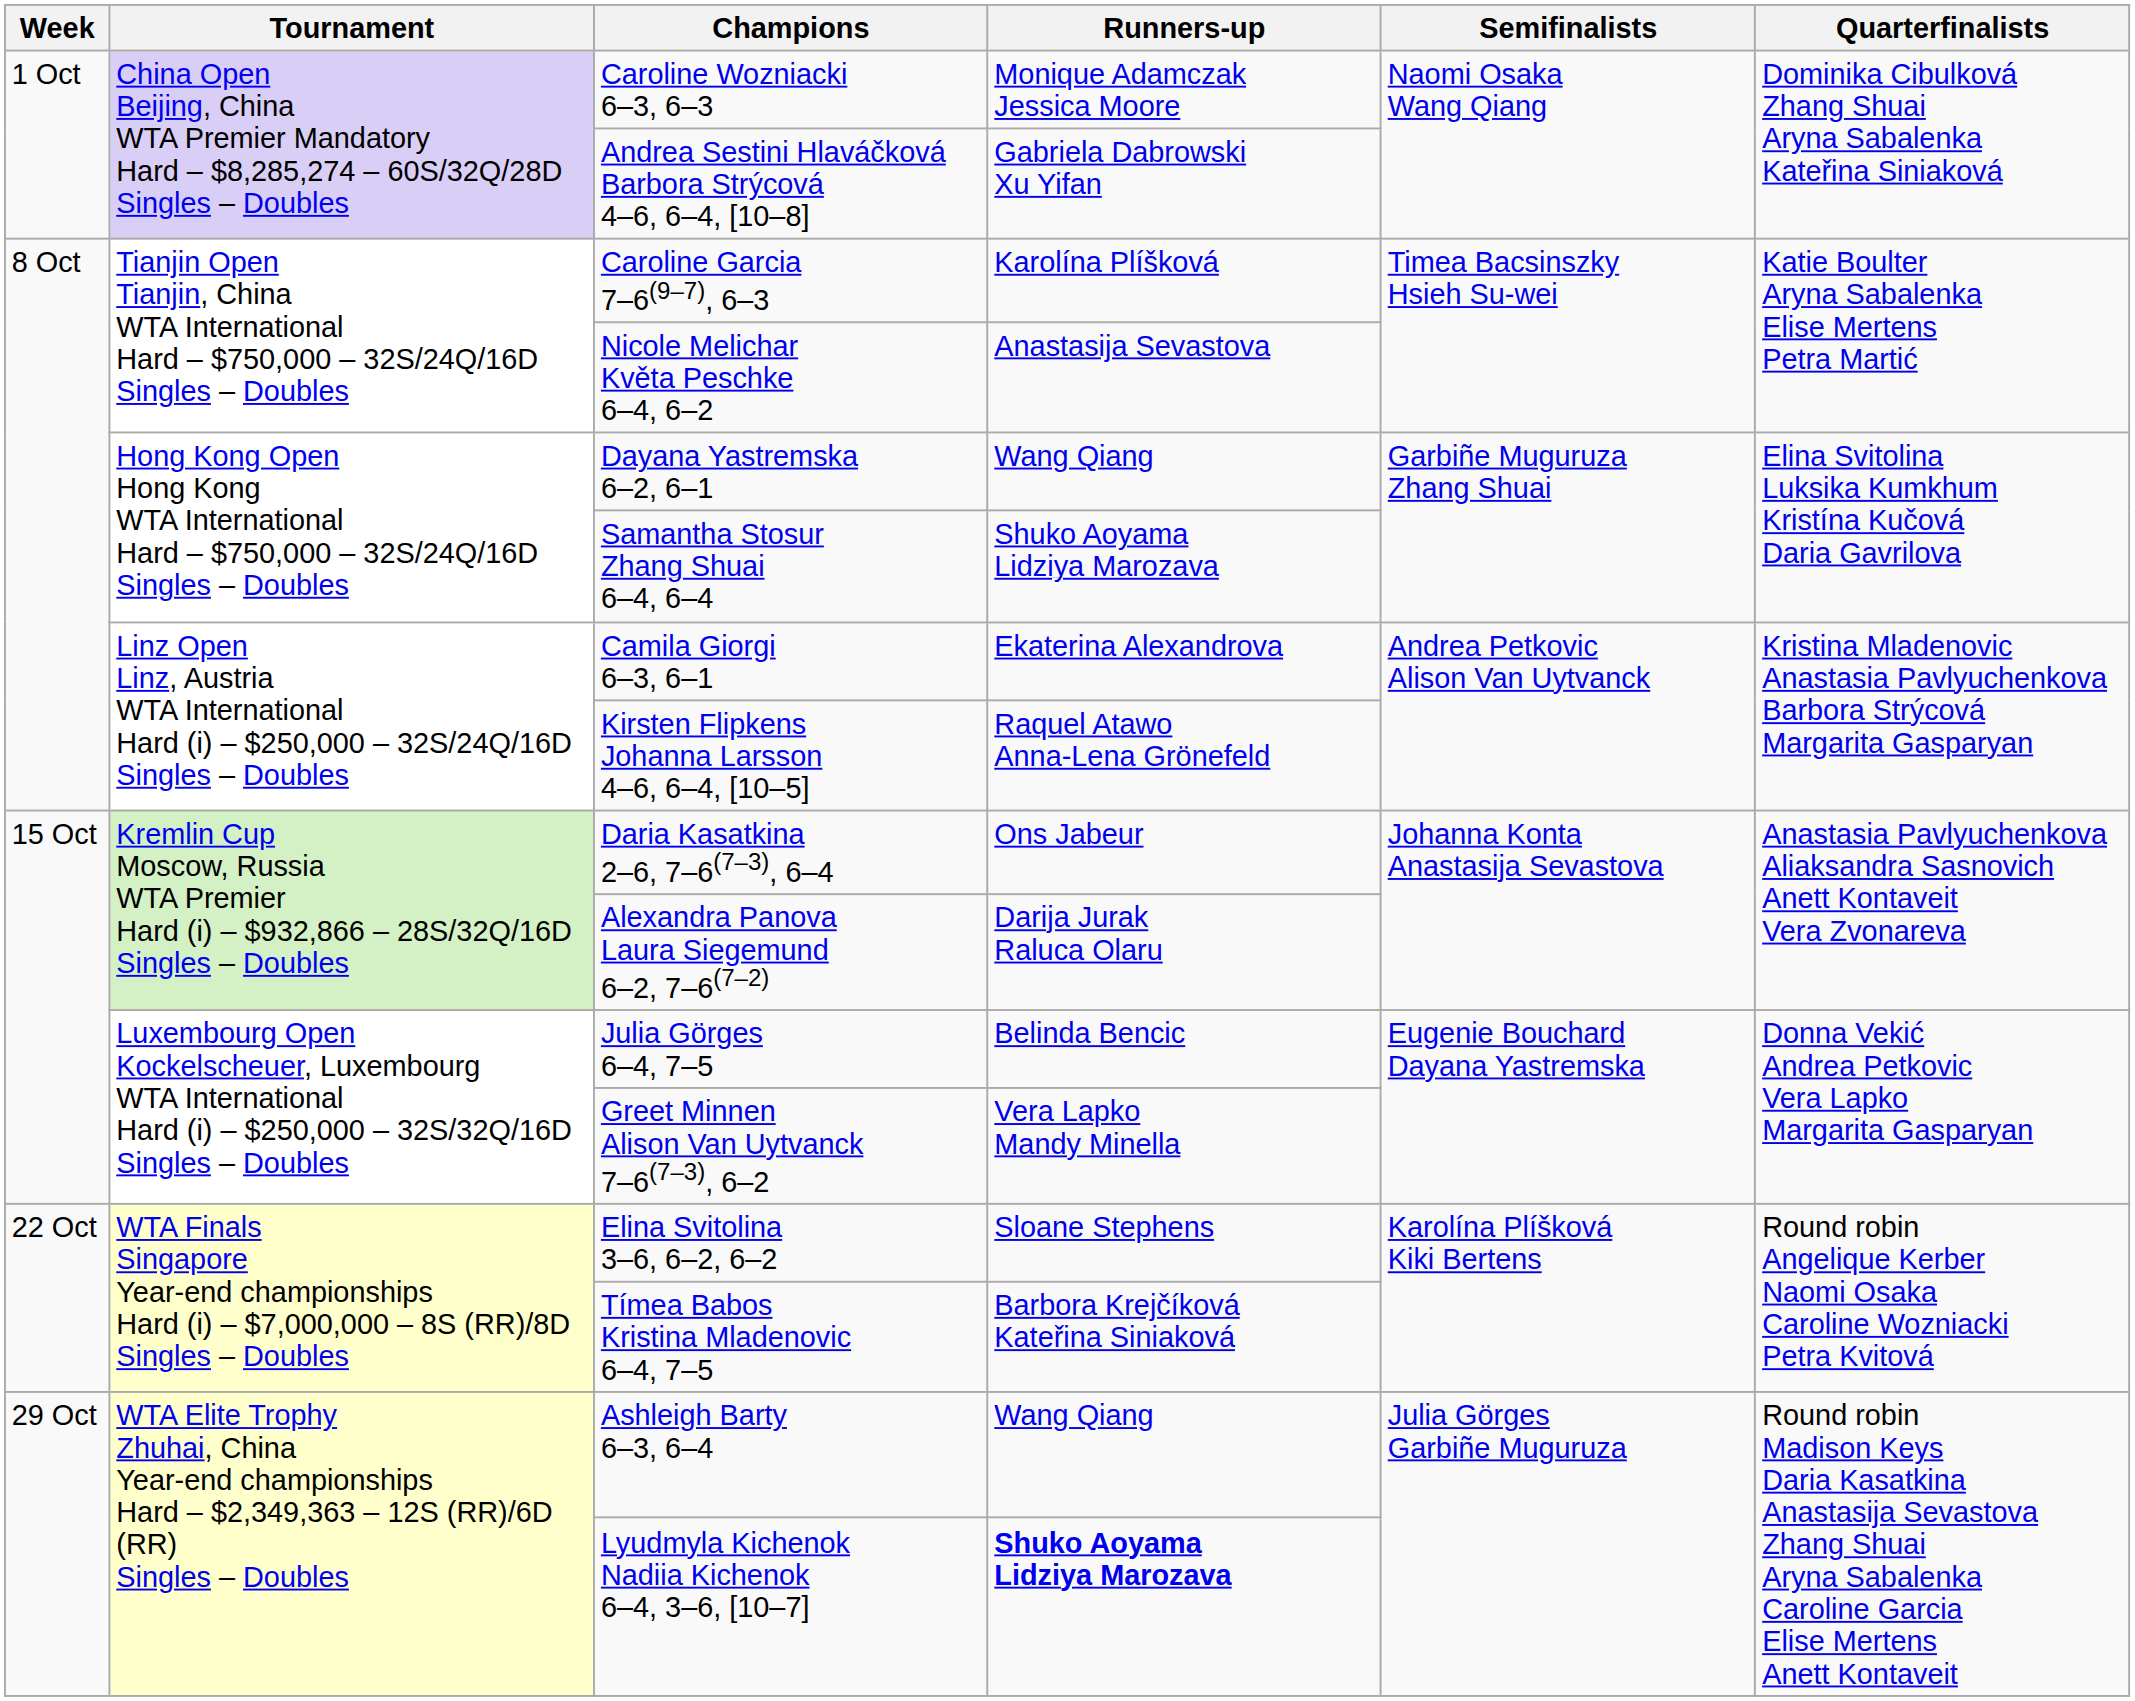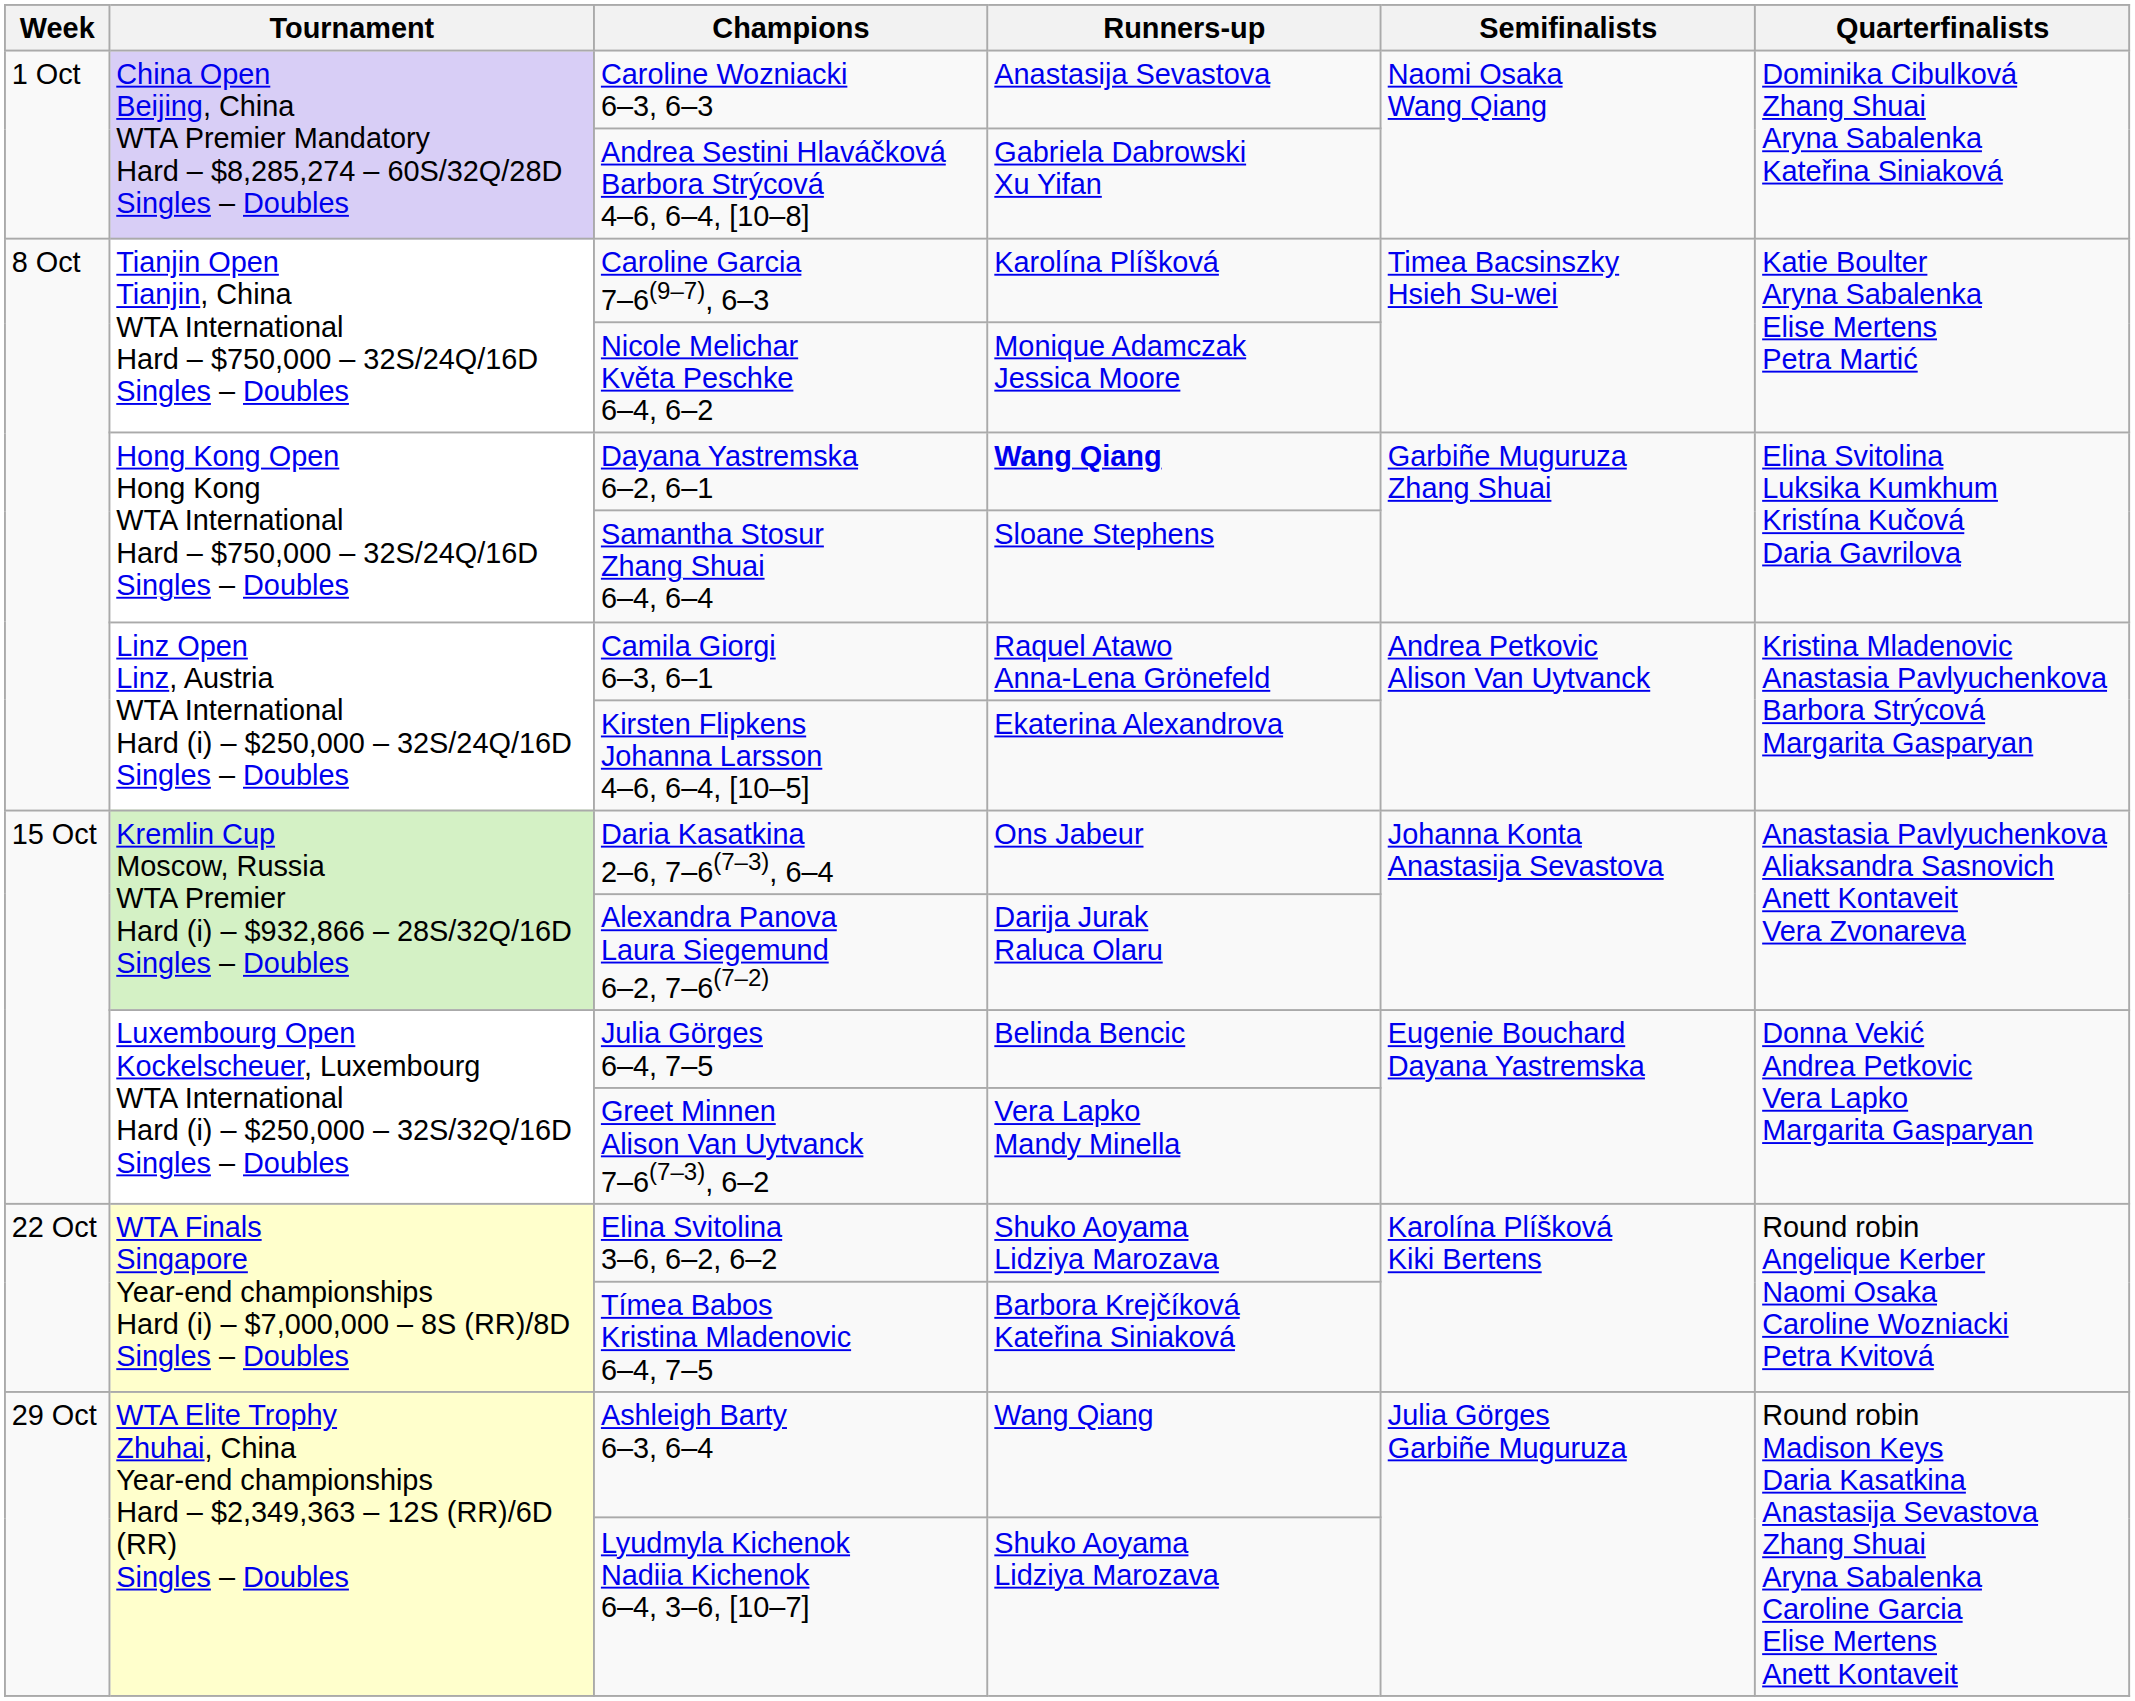(1120, 90) Monique Adamczak Jessica Moore -> (1132, 74) Anastasija Sevastova
(1132, 346) Anastasija Sevastova -> (1120, 362) Monique Adamczak Jessica Moore
(1074, 456) normal -> (1078, 456) bold
(1107, 550) Shuko Aoyama Lidziya Marozava -> (1104, 534) Sloane Stephens
(1139, 645) Ekaterina Alexandrova -> (1132, 661) Raquel Atawo Anna-Lena Grönefeld
(1132, 739) Raquel Atawo Anna-Lena Grönefeld -> (1139, 723) Ekaterina Alexandrova
(1104, 1227) Sloane Stephens -> (1107, 1243) Shuko Aoyama Lidziya Marozava
(1113, 1557) bold -> (1107, 1557) normal
